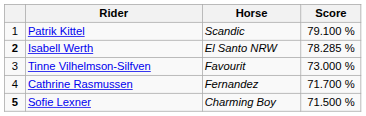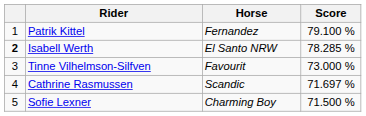(225, 31) Scandic -> (232, 31) Fernandez
(232, 85) Fernandez -> (225, 85) Scandic
(331, 85) 71.700 % -> (331, 85) 71.697 %
(15, 102) bold -> (15, 102) normal
